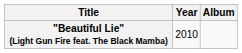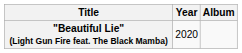(187, 34) 2010 -> (187, 34) 2020
